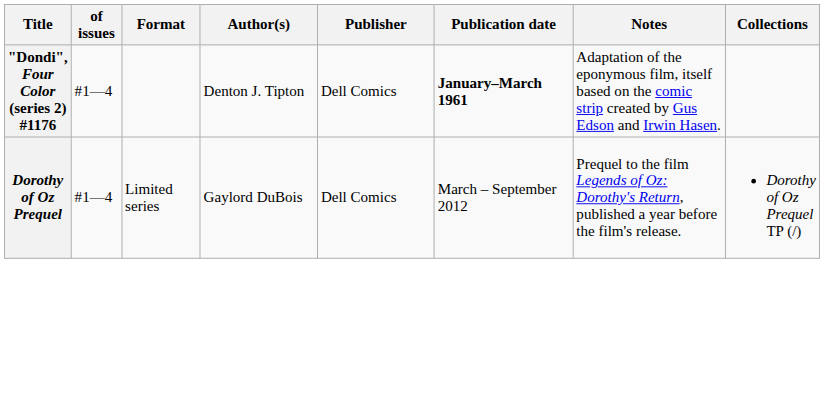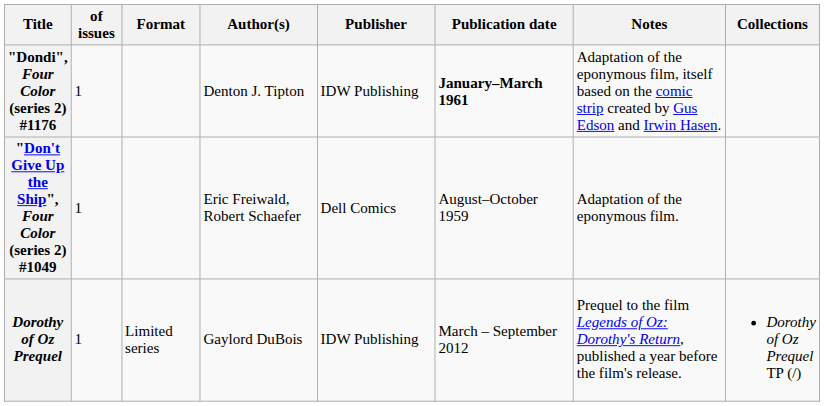(93, 91) #1—4 -> (78, 91) 1
(359, 91) Dell Comics -> (369, 91) IDW Publishing
+ row: (38, 207)
(93, 197) #1—4 -> (78, 339) 1
(359, 197) Dell Comics -> (369, 339) IDW Publishing
